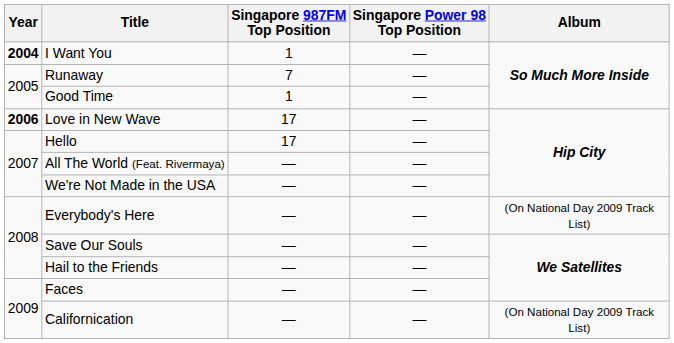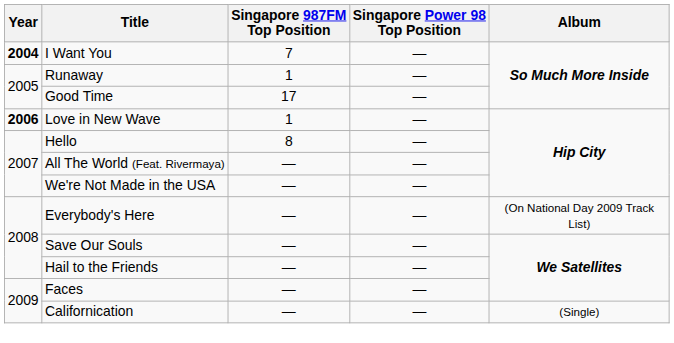(289, 53) 1 -> (289, 53) 7
(289, 75) 7 -> (289, 75) 1
(289, 97) 1 -> (289, 97) 17
(289, 119) 17 -> (289, 119) 1
(289, 141) 17 -> (289, 141) 8
(579, 320) (On National Day 2009 Track List) -> (579, 312) (Single)
